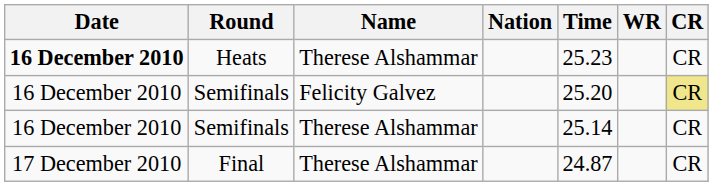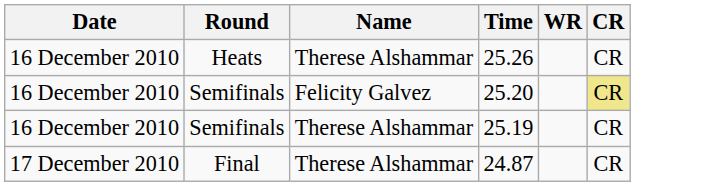- column: (520, 22)
(97, 57) bold -> (94, 57) normal
(587, 57) 25.23 -> (508, 57) 25.26
(587, 127) 25.14 -> (508, 127) 25.19
